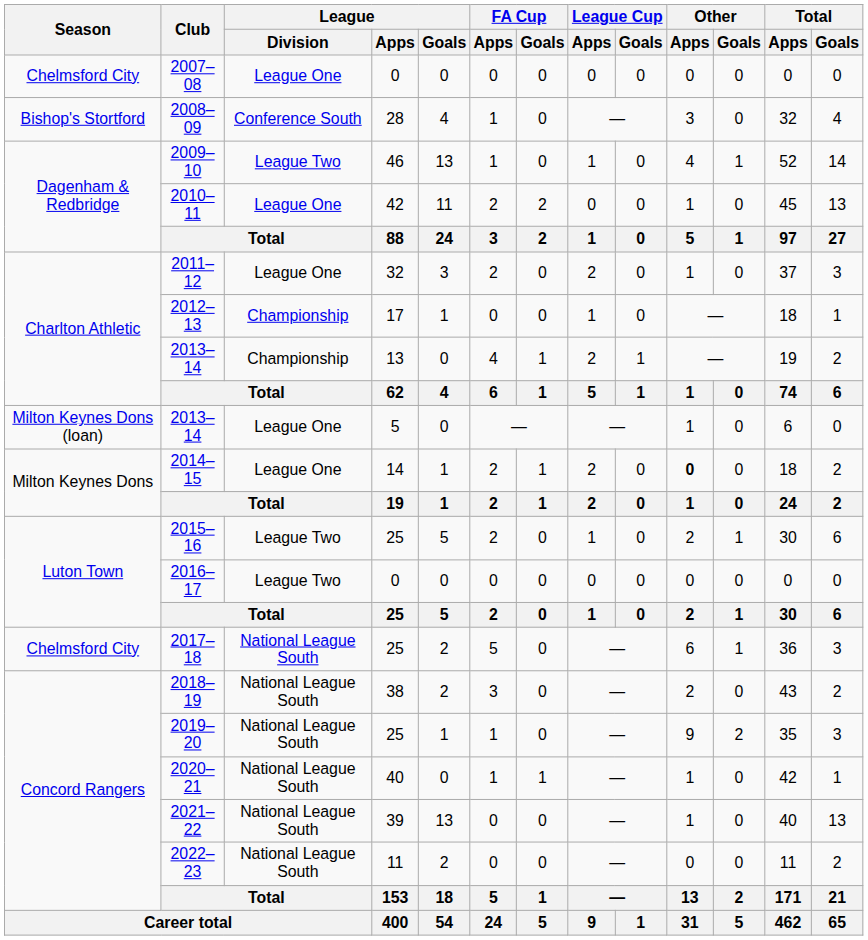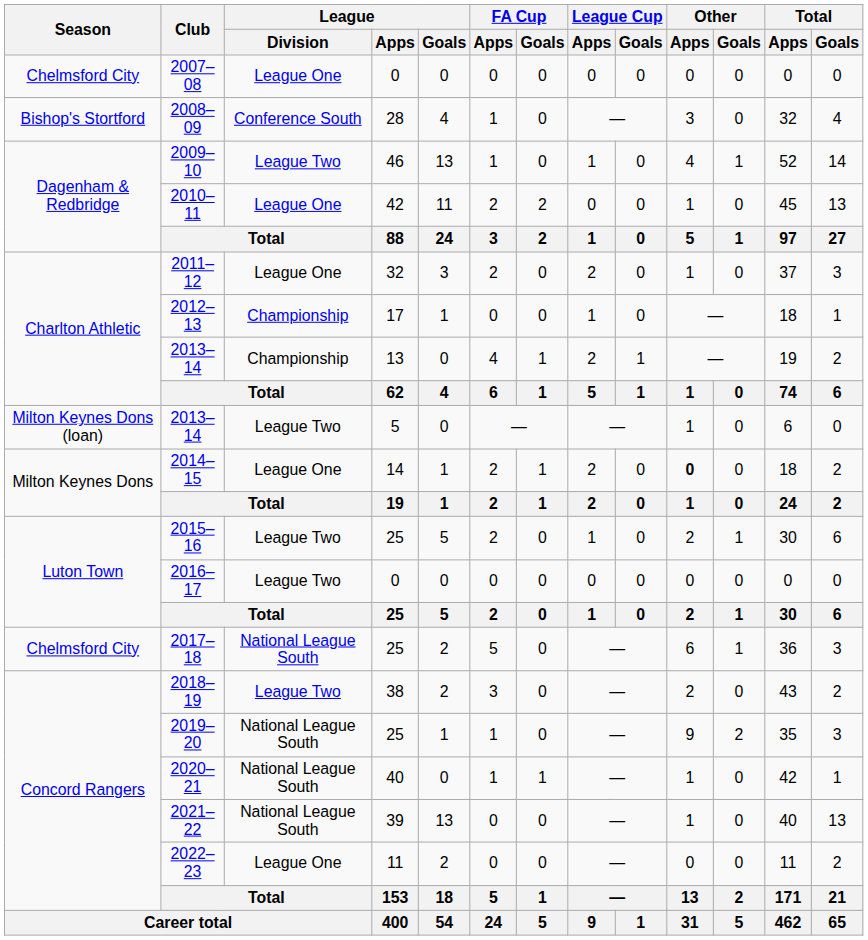(298, 427) League One -> (298, 427) League Two
(298, 691) National League South -> (298, 691) League Two
(298, 863) National League South -> (298, 863) League One
